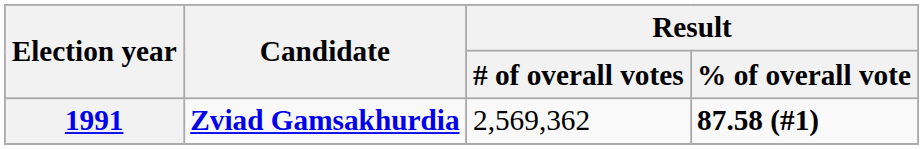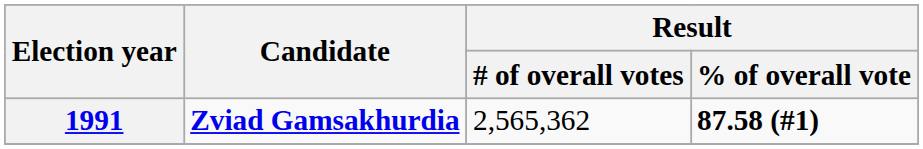(532, 120) 2,569,362 -> (532, 120) 2,565,362
